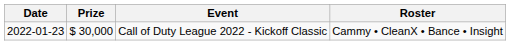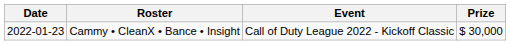columns swapped: (91, 13) <-> (418, 13)
